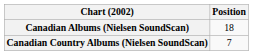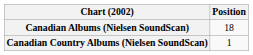(229, 43) 7 -> (229, 43) 1
